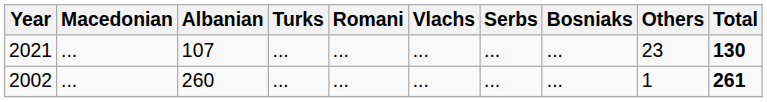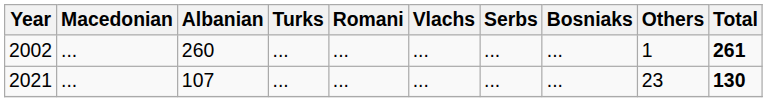rows swapped: (31, 81) <-> (31, 50)
